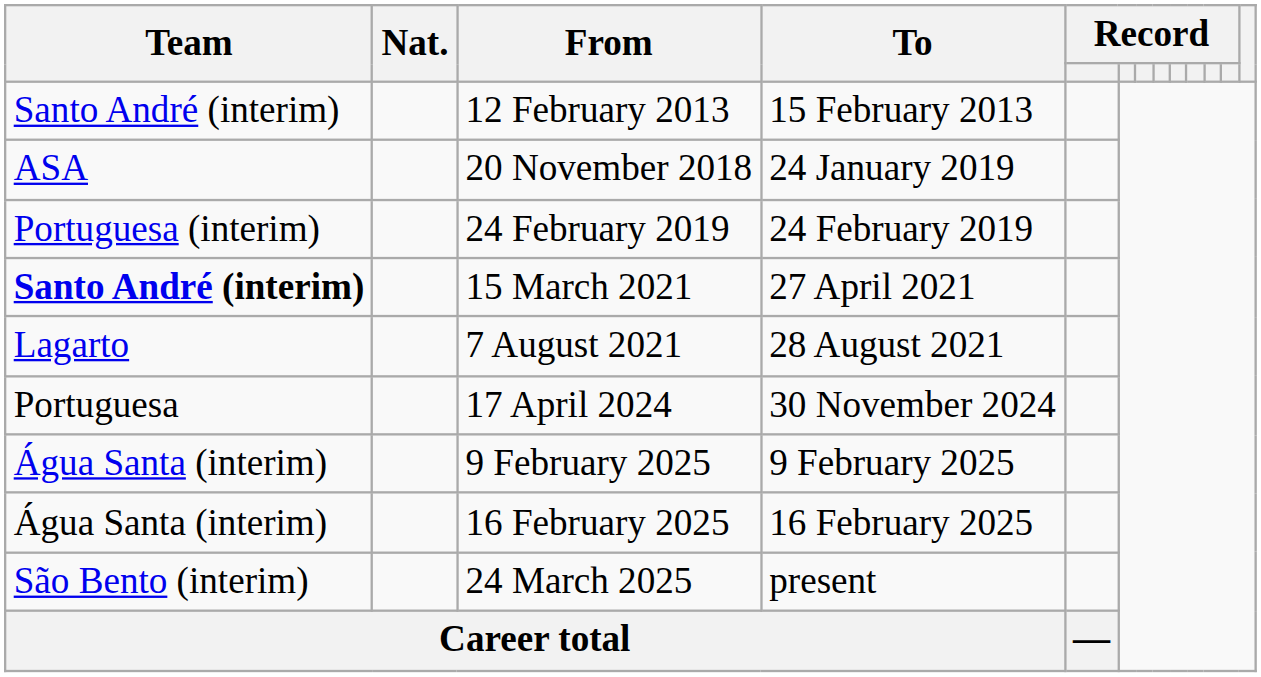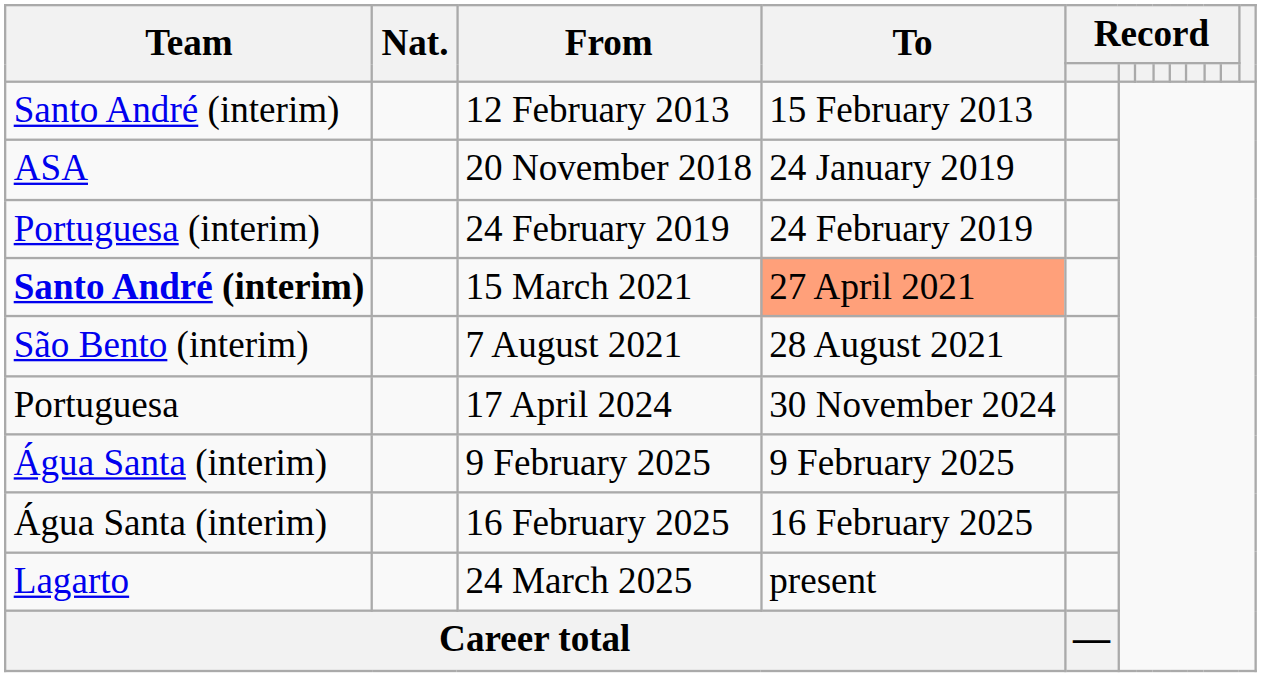(872, 286) no background -> (872, 286) lightsalmon background
(71, 345) Lagarto -> (161, 345) São Bento (interim)
(161, 580) São Bento (interim) -> (71, 580) Lagarto
